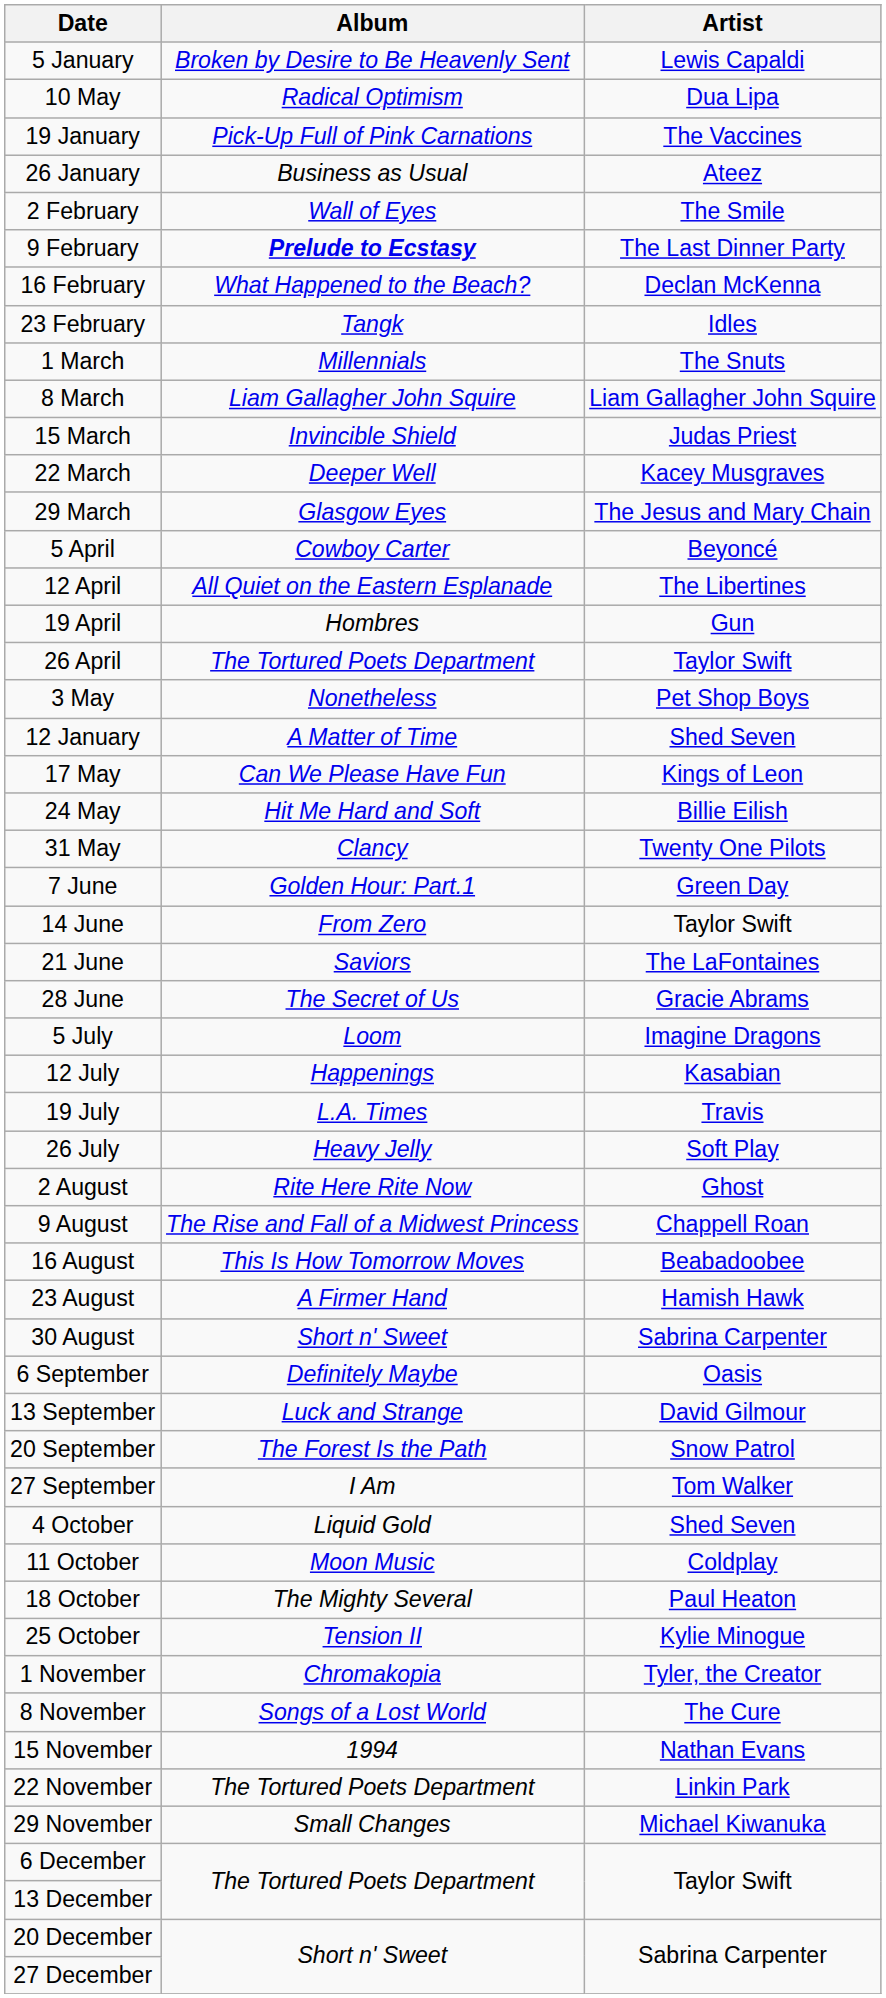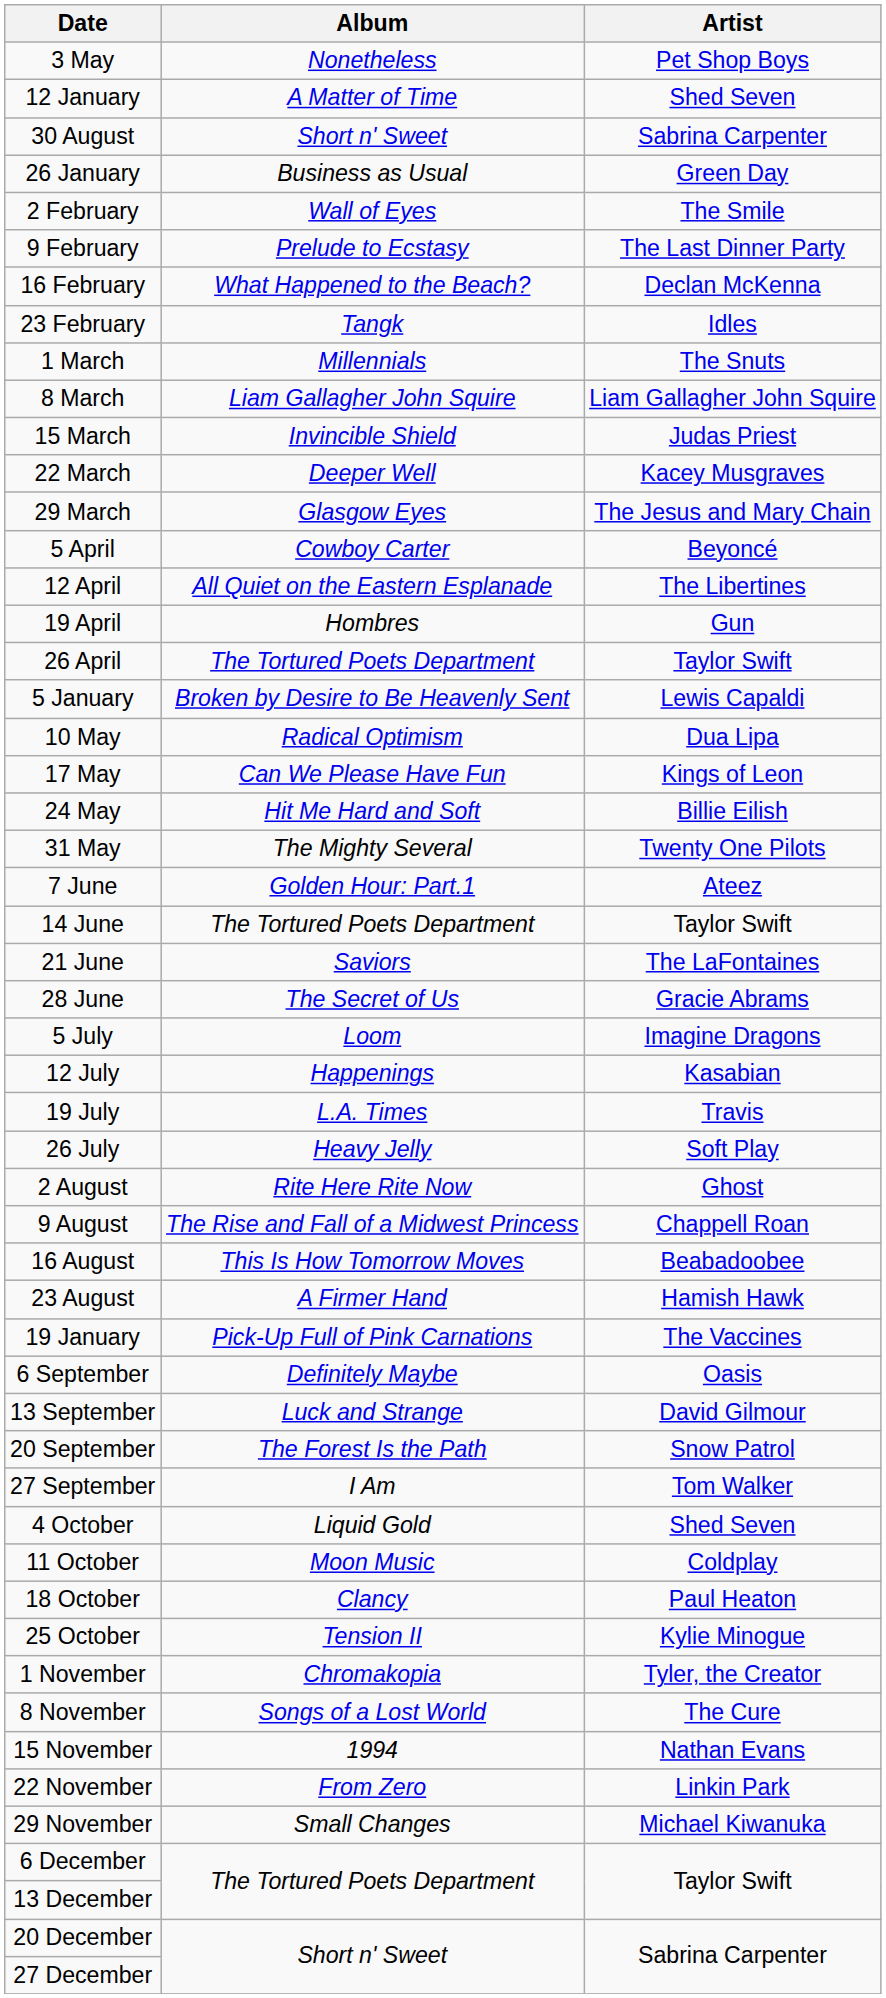rows swapped: (83, 60) <-> (83, 698)
rows swapped: (83, 735) <-> (83, 97)
rows swapped: (83, 135) <-> (83, 1336)
(732, 172) Ateez -> (732, 172) Green Day
(372, 247) bold -> (372, 247) normal
(372, 848) Clancy -> (372, 848) The Mighty Several
(732, 885) Green Day -> (732, 885) Ateez
(372, 923) From Zero -> (372, 923) The Tortured Poets Department
(372, 1599) The Mighty Several -> (372, 1599) Clancy
(372, 1786) The Tortured Poets Department -> (372, 1786) From Zero
